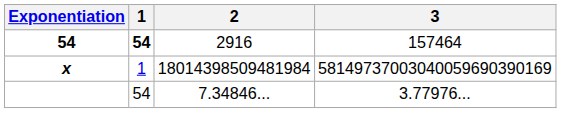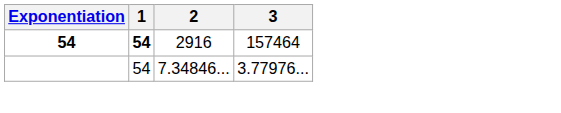- row: (67, 68)
